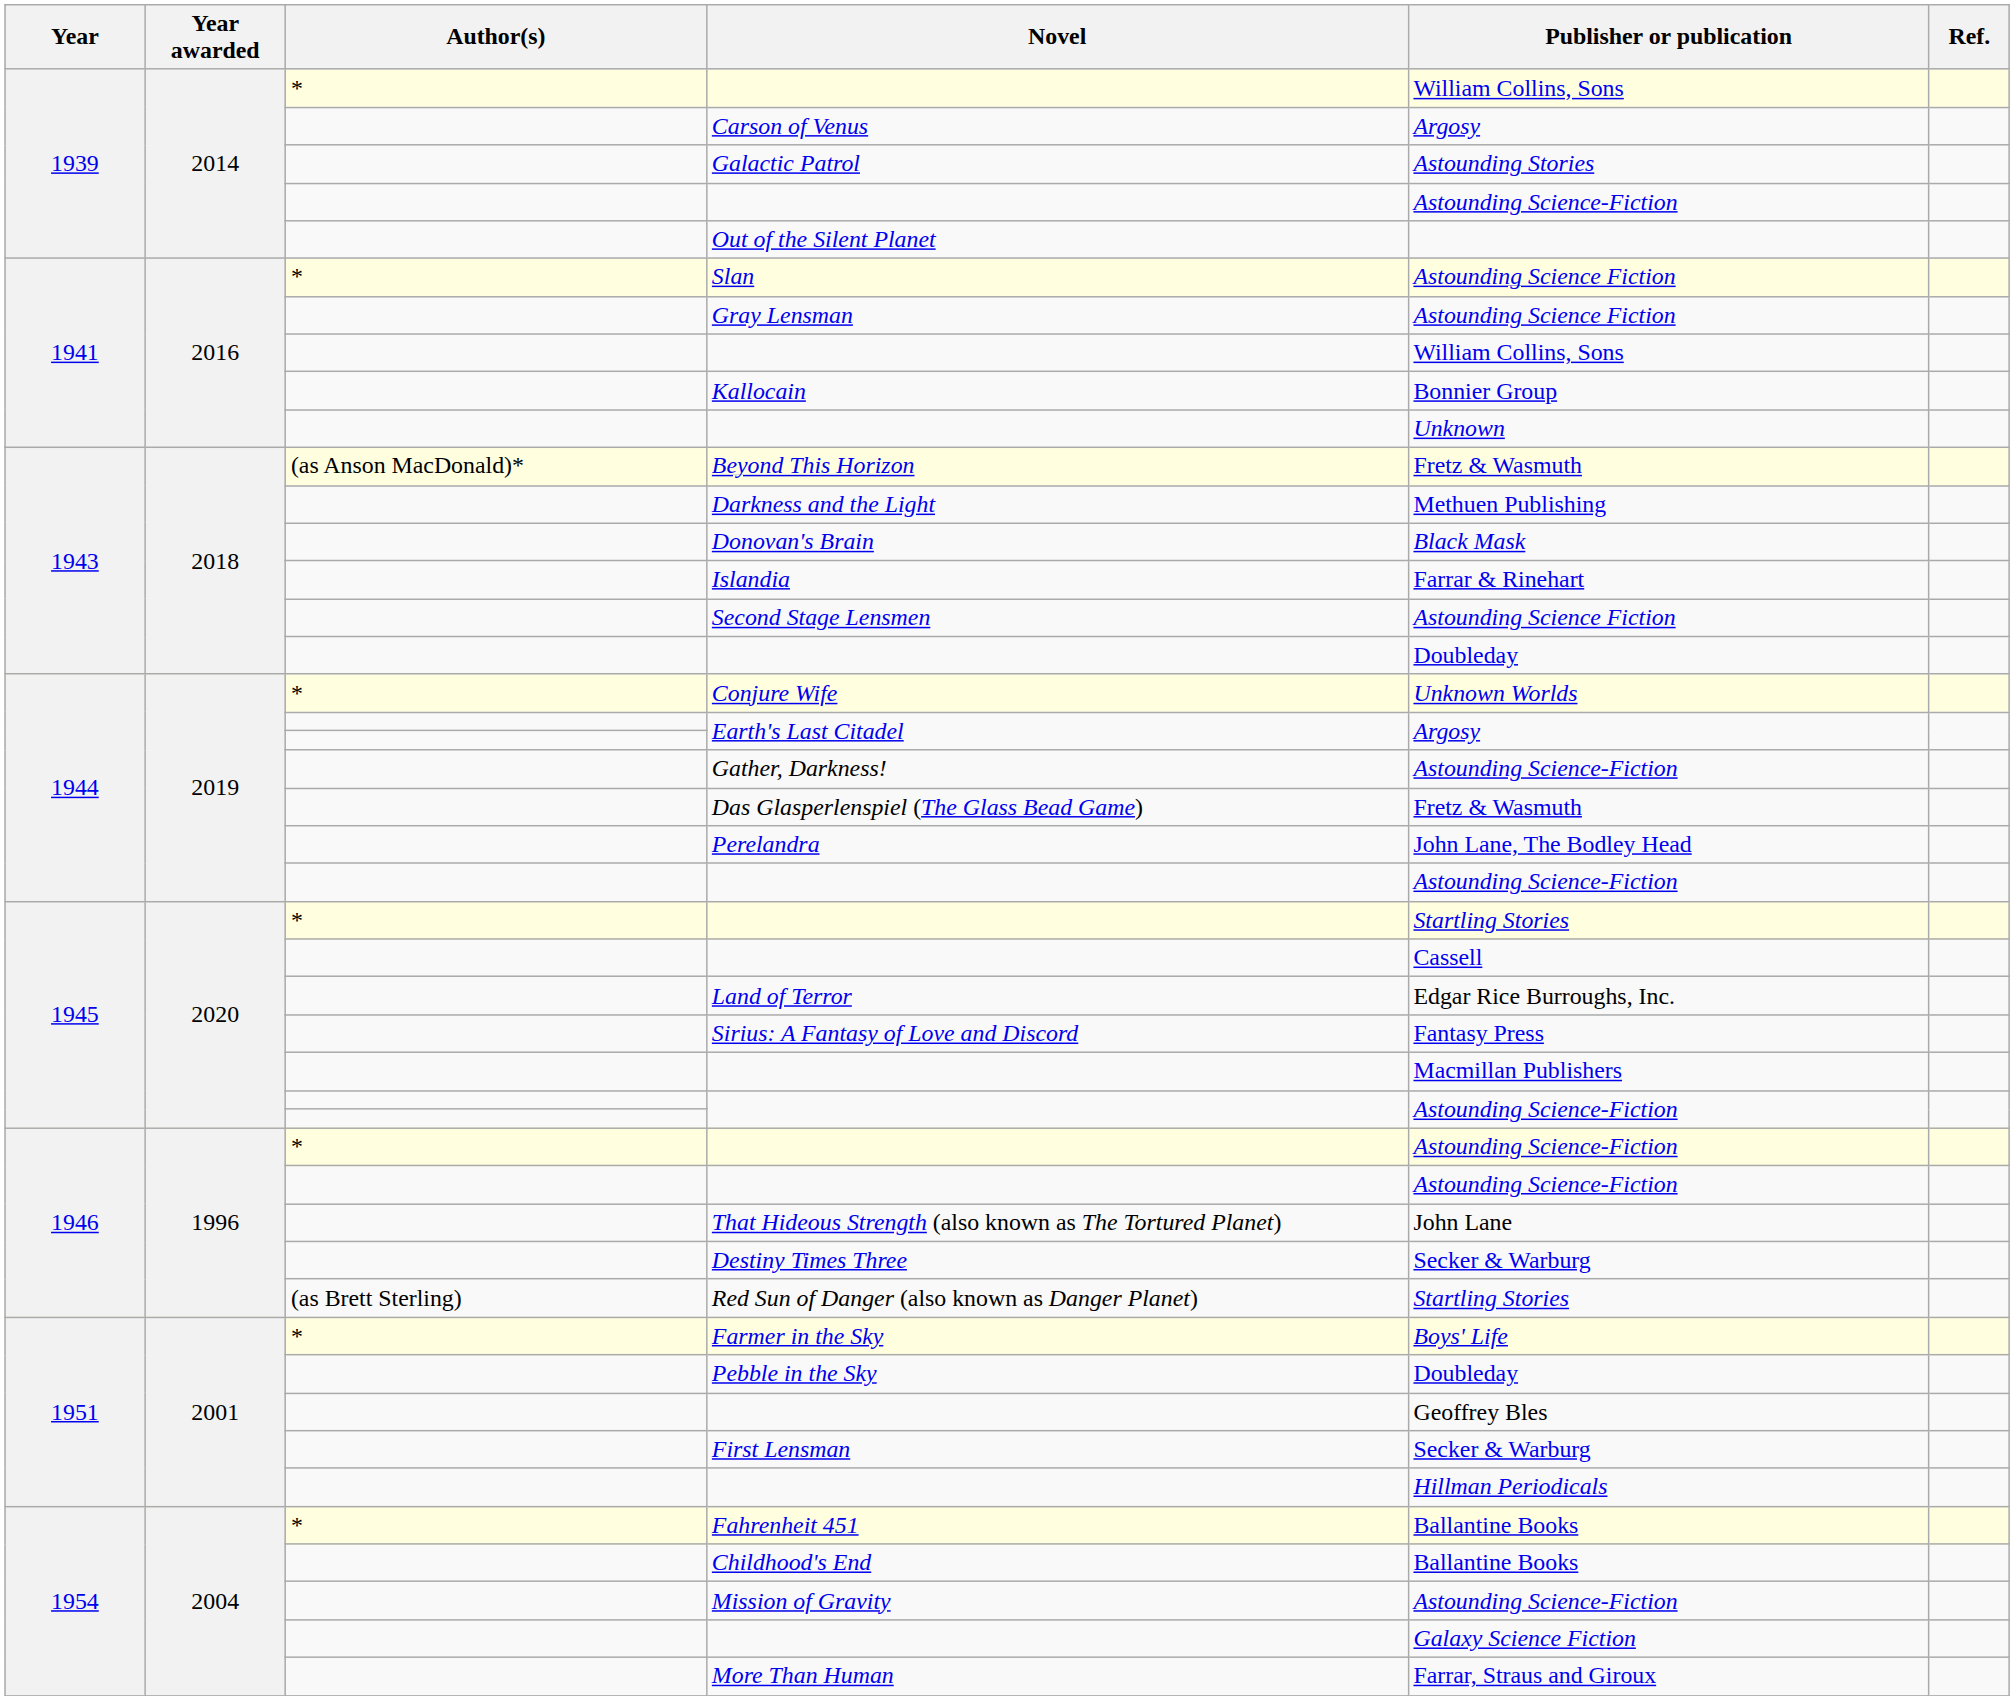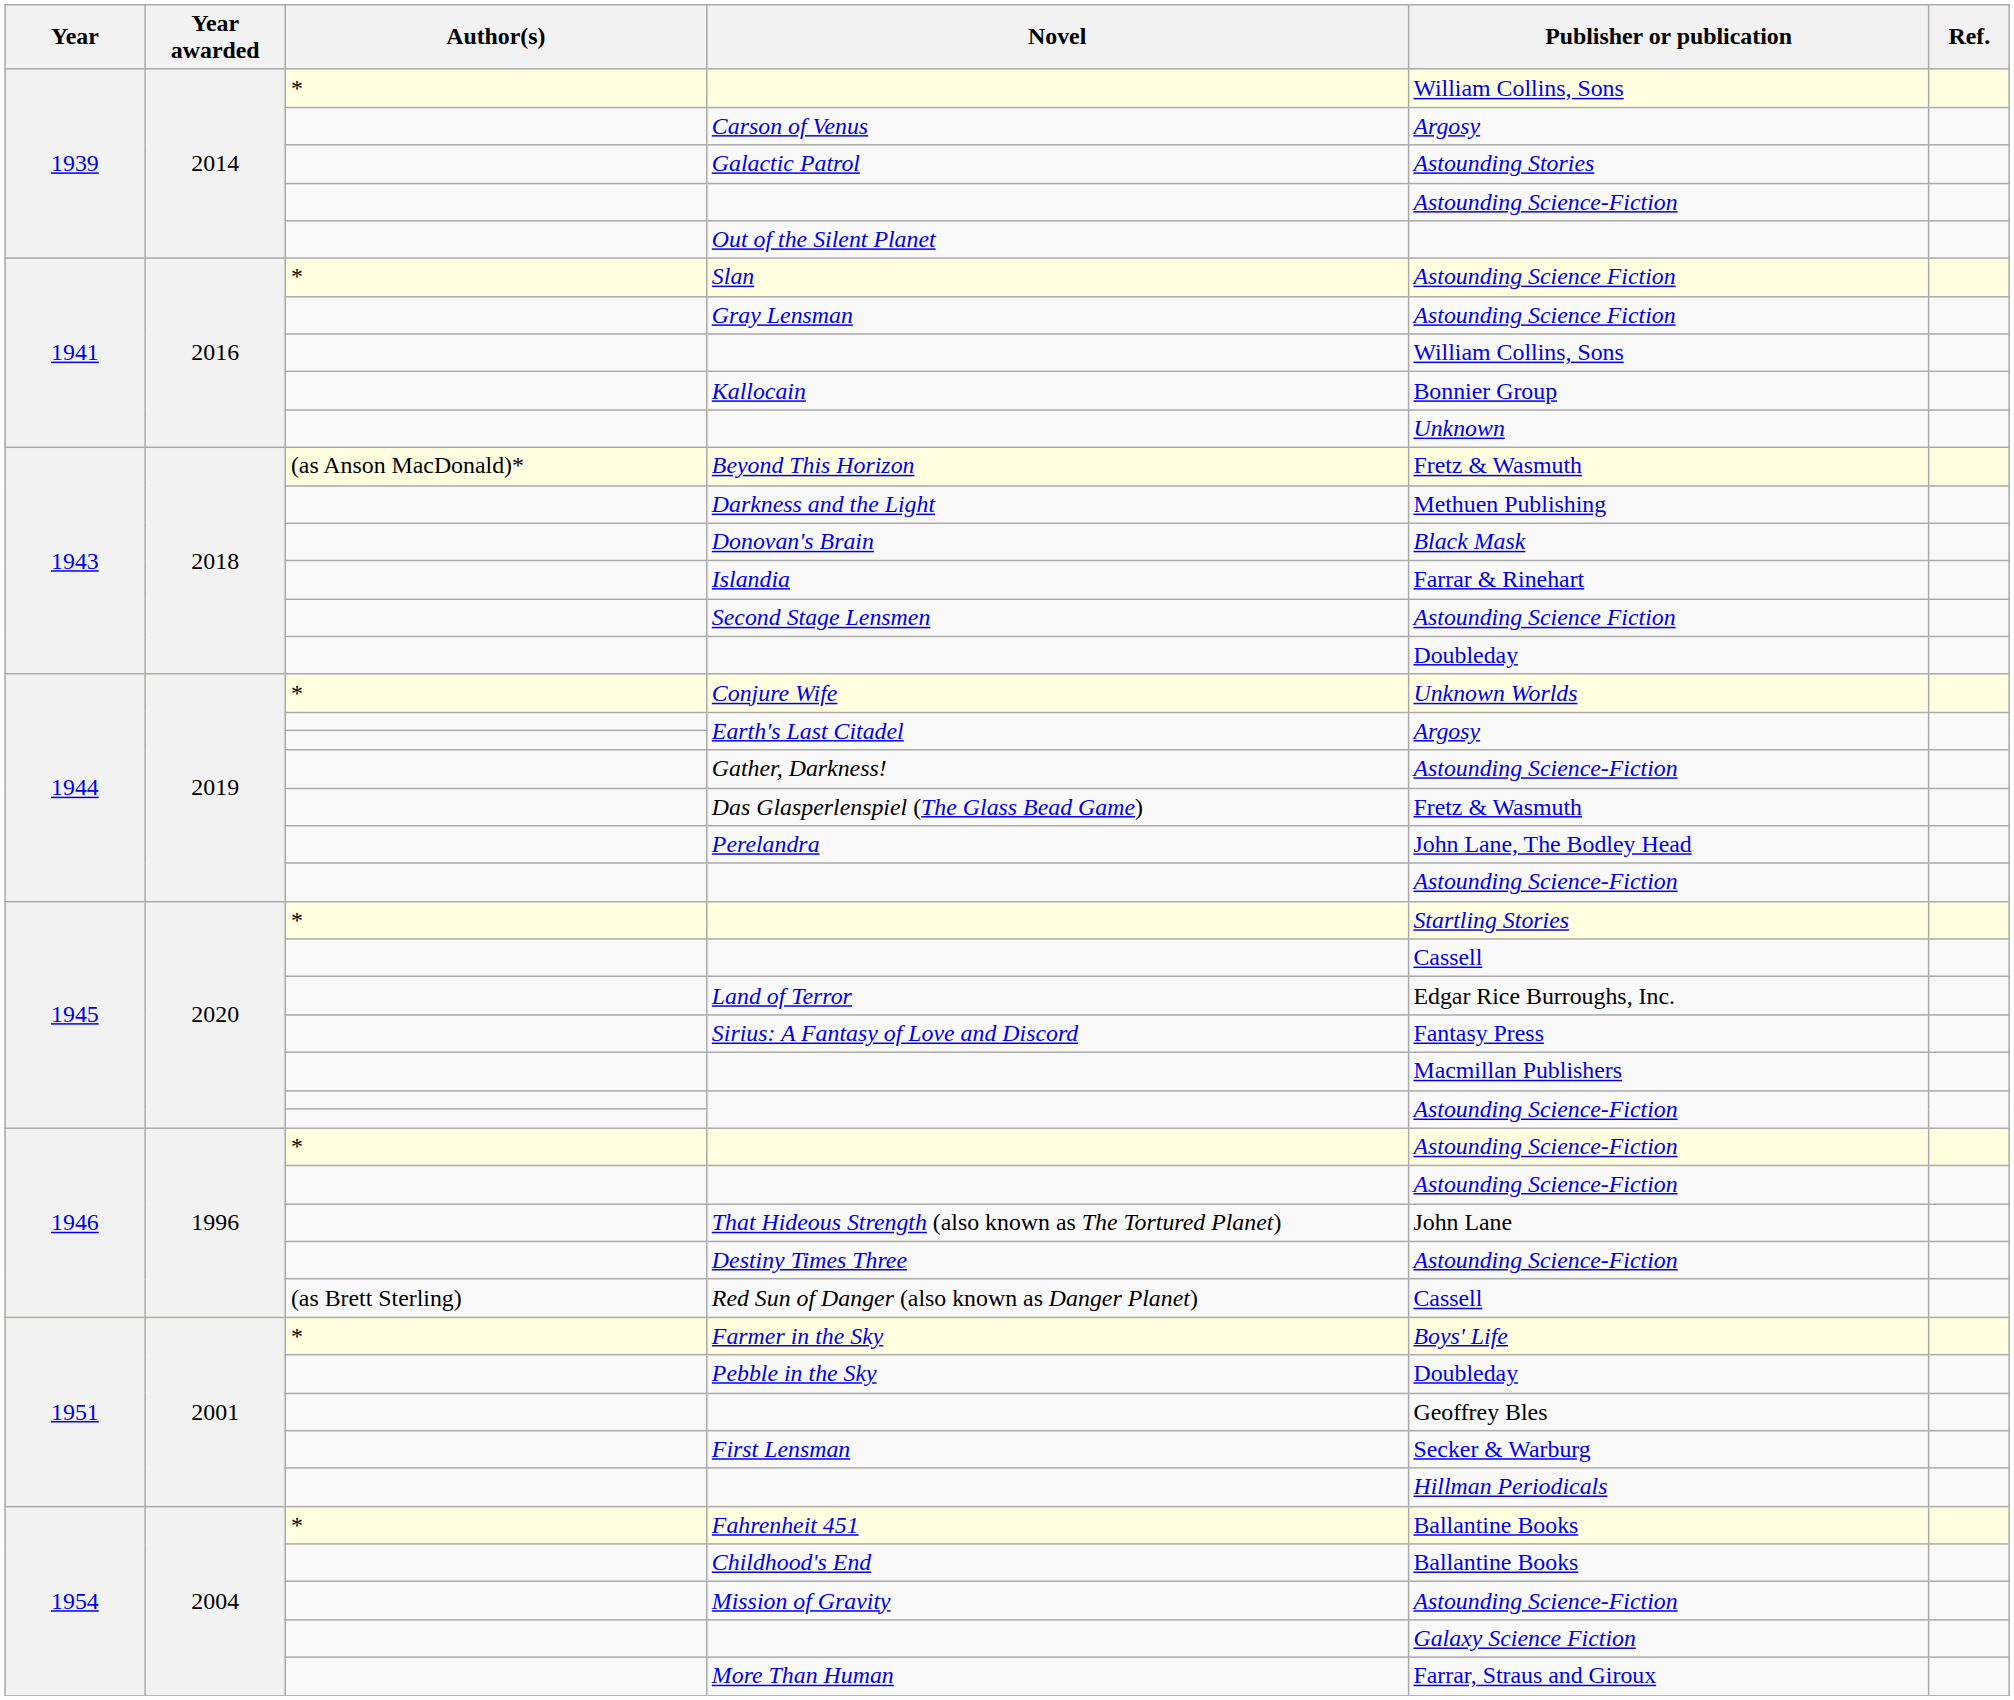(1502, 1260) Secker & Warburg -> (1546, 1260) Astounding Science-Fiction
(1491, 1297) Startling Stories -> (1448, 1297) Cassell
